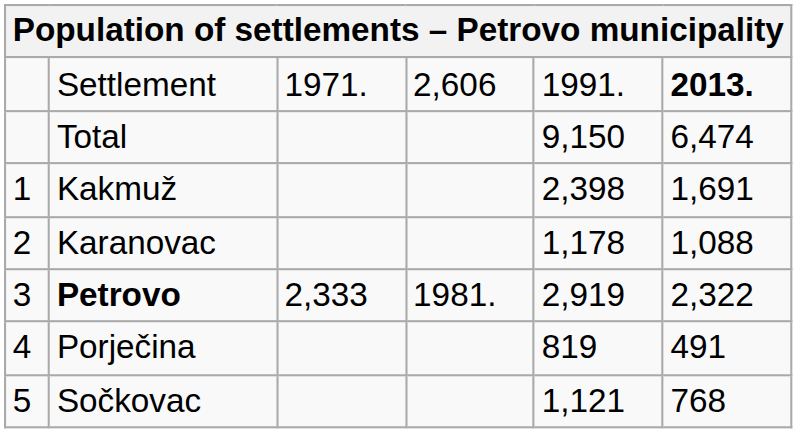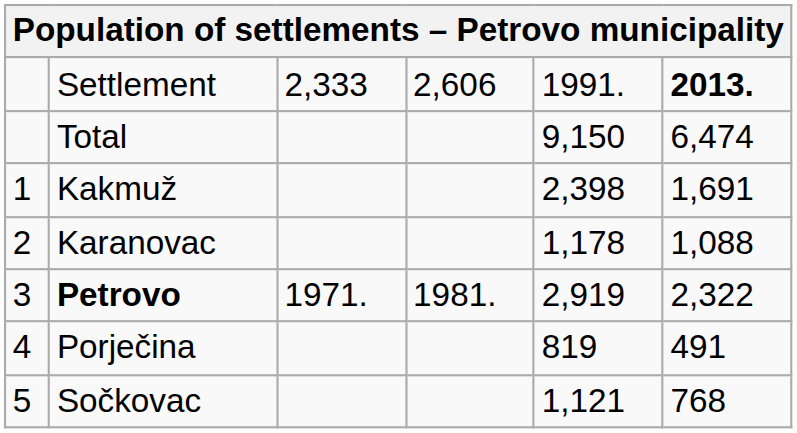(326, 83) 1971. -> (326, 83) 2,333
(326, 294) 2,333 -> (326, 294) 1971.
